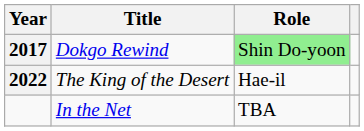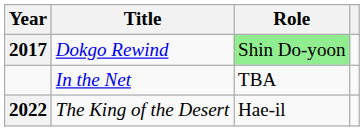rows swapped: (143, 79) <-> (93, 110)
